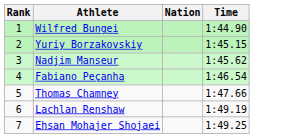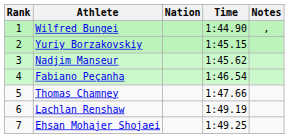+ column: (266, 12)
